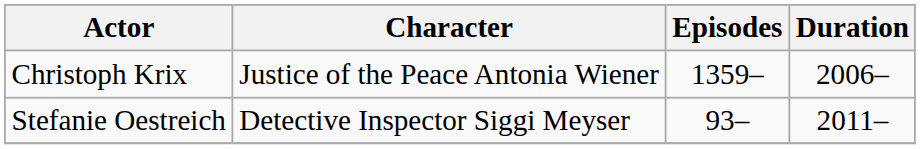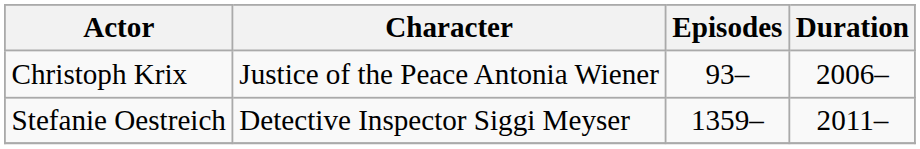(727, 73) 1359– -> (727, 73) 93–
(727, 119) 93– -> (727, 119) 1359–
